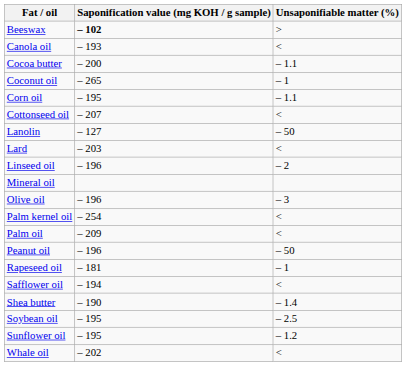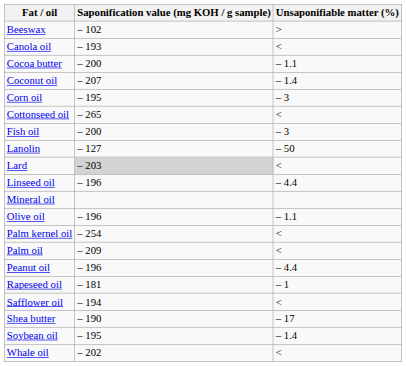(89, 30) bold -> (89, 30) normal
(89, 81) – 265 -> (89, 81) – 207
(282, 81) – 1 -> (286, 81) – 1.4
(286, 98) – 1.1 -> (282, 98) – 3
(89, 115) – 207 -> (89, 115) – 265
+ row: (23, 132)
(89, 149) no background -> (89, 166) lightgrey background
(282, 166) – 2 -> (286, 183) – 4.4
(282, 200) – 3 -> (286, 217) – 1.1
(285, 251) – 50 -> (286, 268) – 4.4
(286, 302) – 1.4 -> (285, 319) – 17
(286, 319) – 2.5 -> (286, 336) – 1.4
- row: (36, 336)
